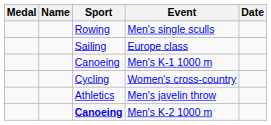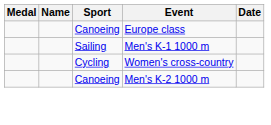- row: (171, 29)
(91, 46) Sailing -> (97, 29) Canoeing
(97, 63) Canoeing -> (91, 46) Sailing
- row: (172, 96)
(99, 112) bold -> (97, 79) normal
